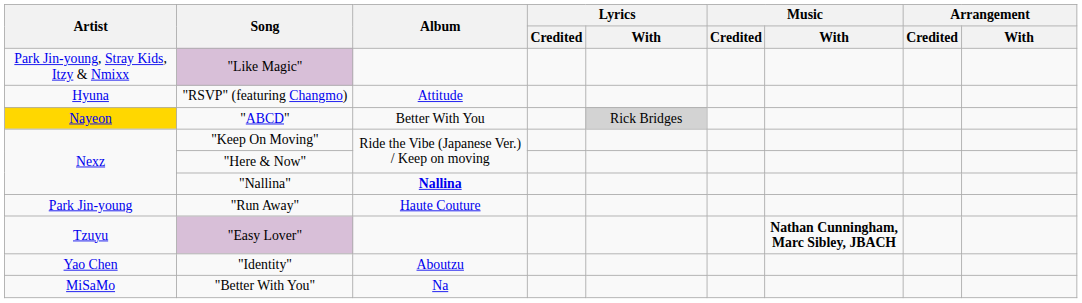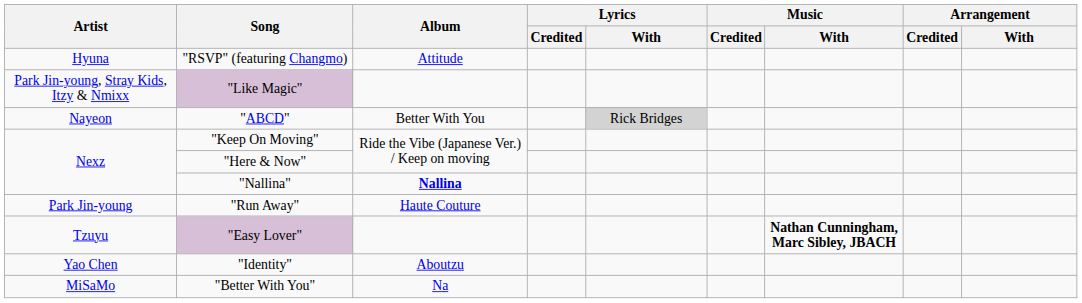rows swapped: (265, 66) <-> (265, 96)
(91, 118) gold background -> (91, 118) no background
